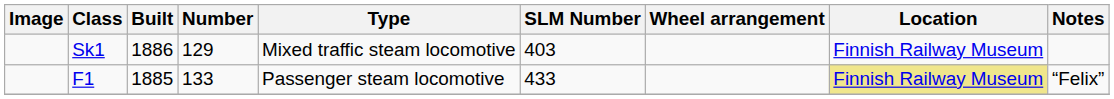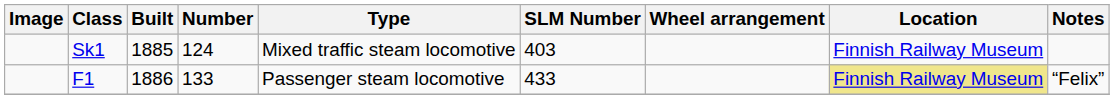(152, 49) 1886 -> (152, 49) 1885
(198, 49) 129 -> (198, 49) 124
(152, 79) 1885 -> (152, 79) 1886
